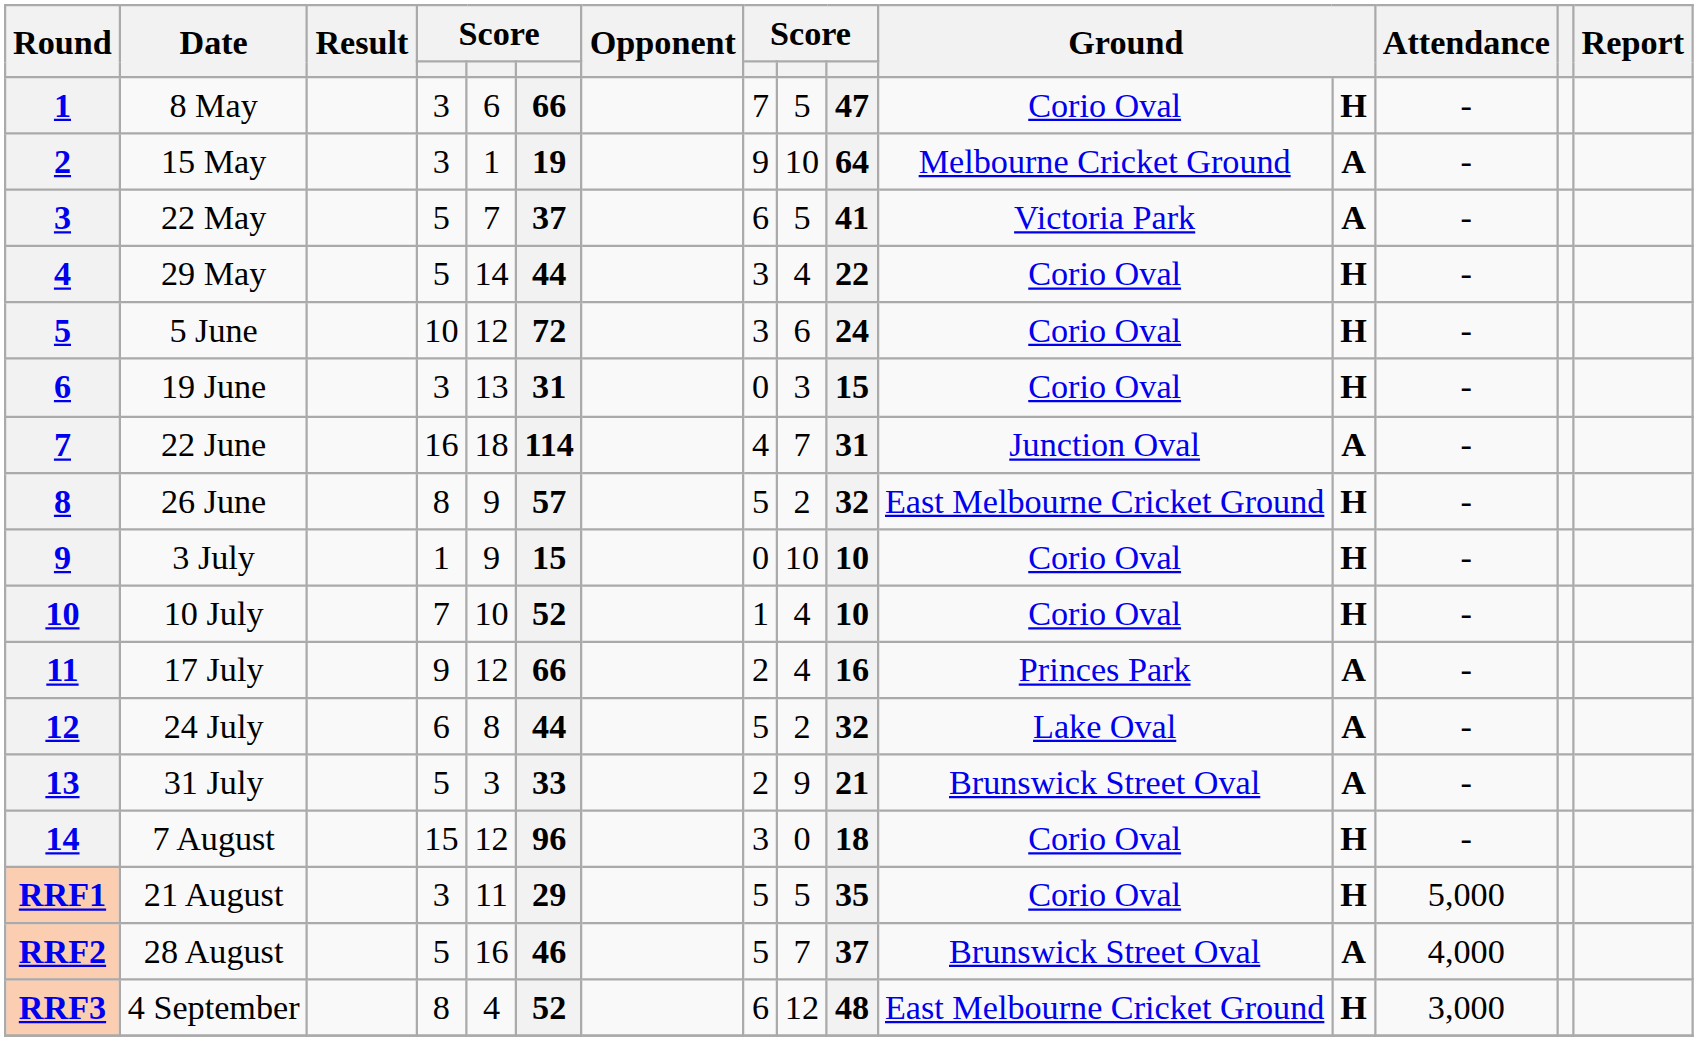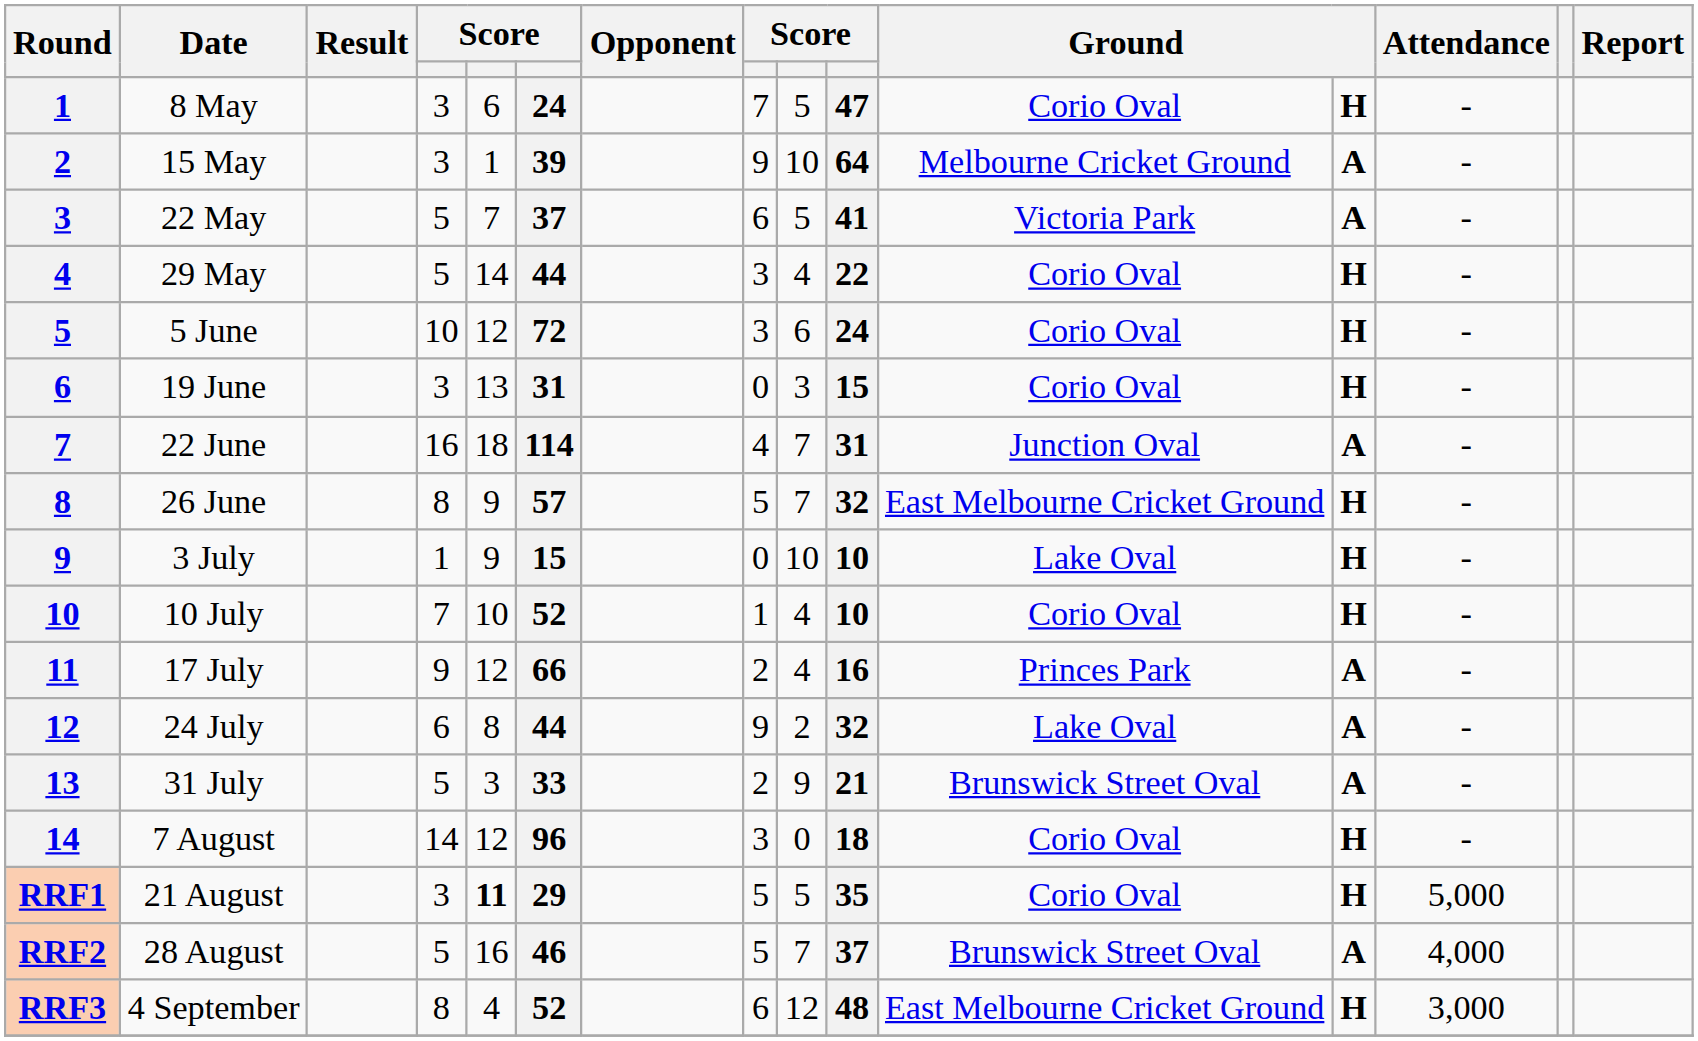(549, 105) 66 -> (549, 105) 24
(549, 161) 19 -> (549, 161) 39
(802, 499) 2 -> (802, 499) 7
(1105, 556) Corio Oval -> (1105, 556) Lake Oval
(760, 725) 5 -> (760, 725) 9
(441, 838) 15 -> (441, 838) 14
(491, 894) normal -> (491, 894) bold
